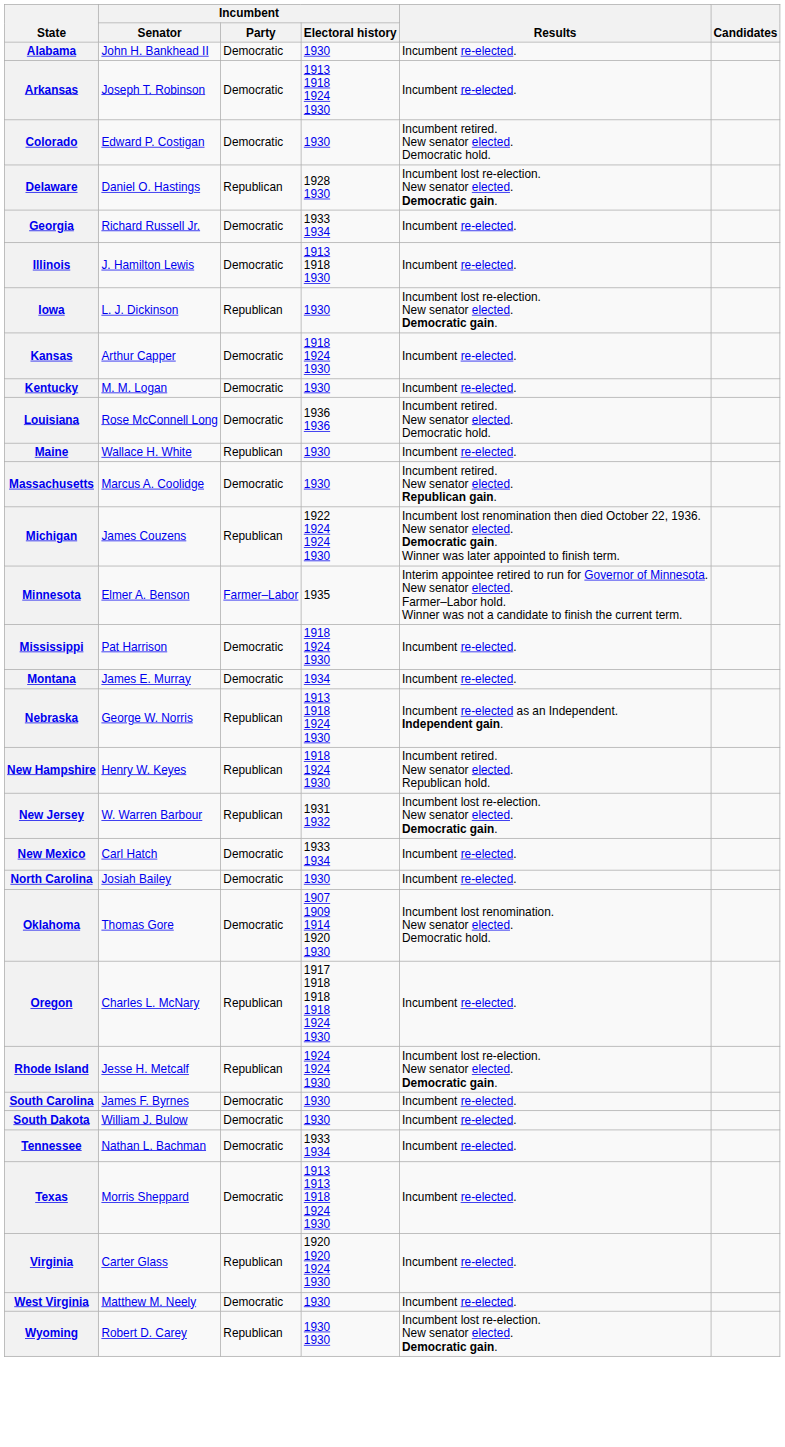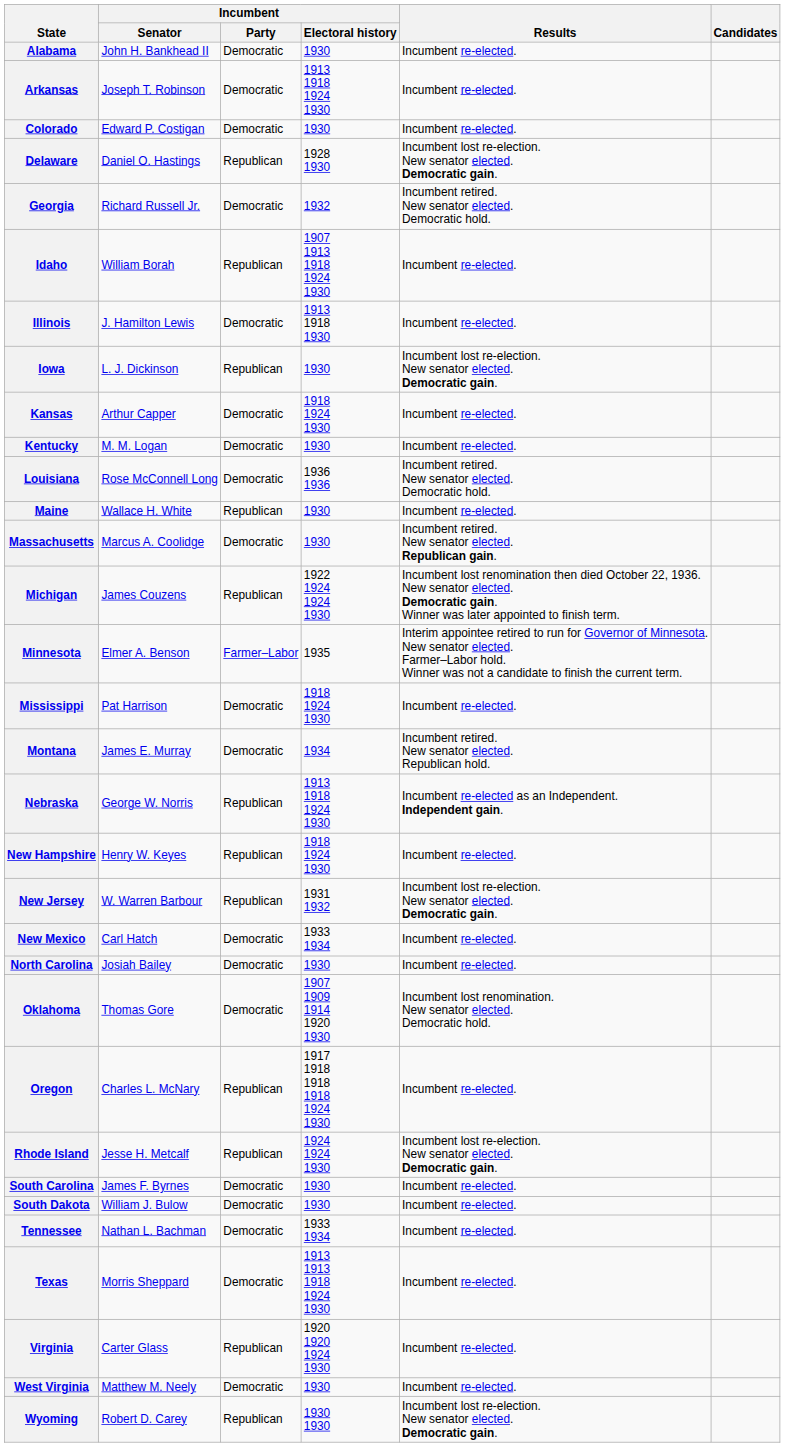(458, 142) Incumbent retired. New senator elected. Democratic hold. -> (459, 128) Incumbent re-elected.
(317, 226) 1933 1934 -> (317, 206) 1932
(459, 226) Incumbent re-elected. -> (458, 206) Incumbent retired. New senator elected. Democratic hold.
+ row: (52, 265)
(459, 679) Incumbent re-elected. -> (458, 751) Incumbent retired. New senator elected. Republican hold.
(458, 770) Incumbent retired. New senator elected. Republican hold. -> (459, 855) Incumbent re-elected.
